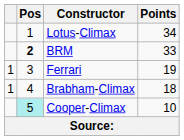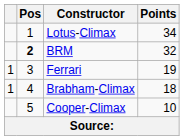(170, 51) 33 -> (170, 51) 32
(30, 108) paleturquoise background -> (30, 108) no background
